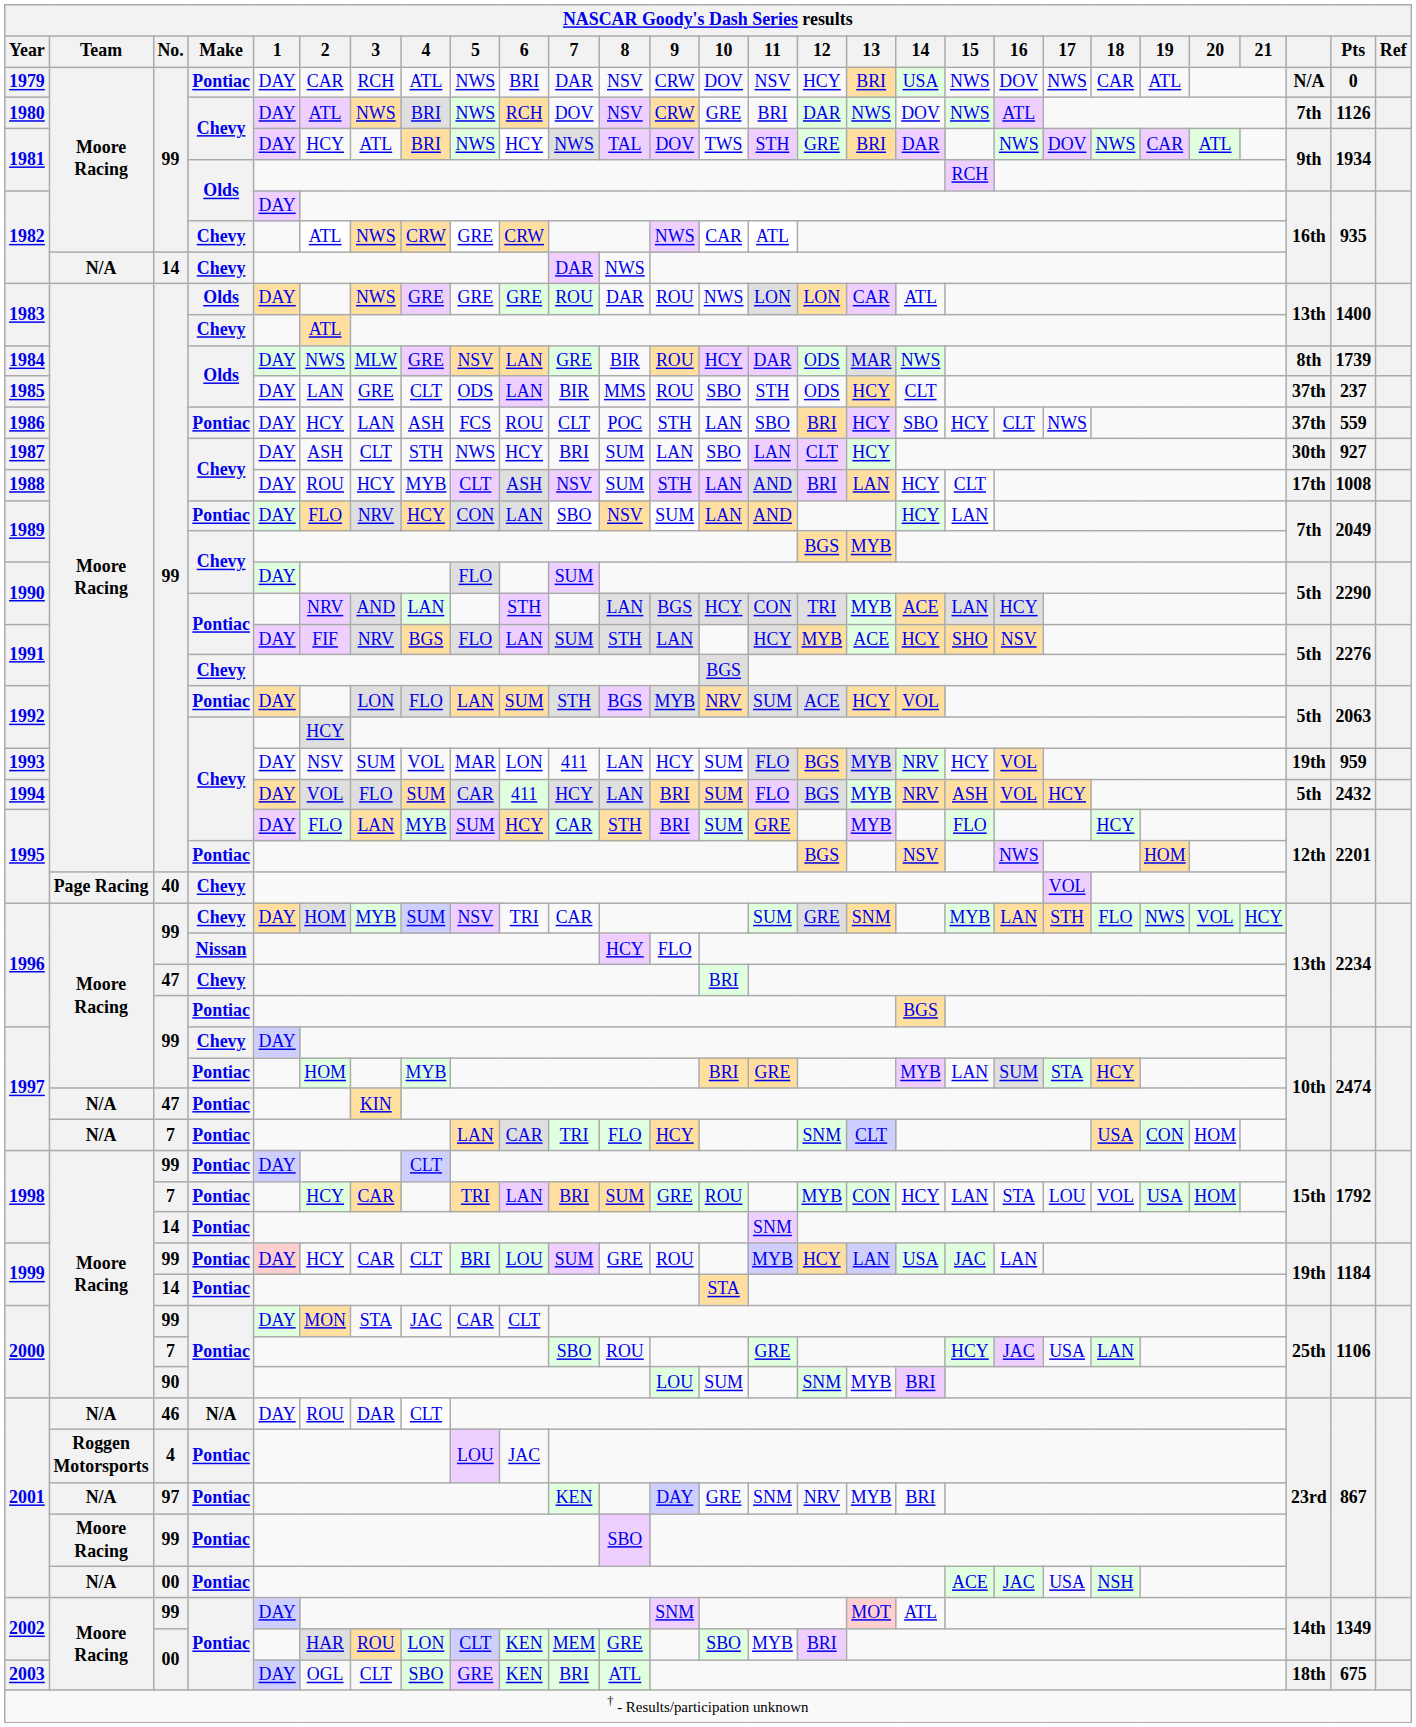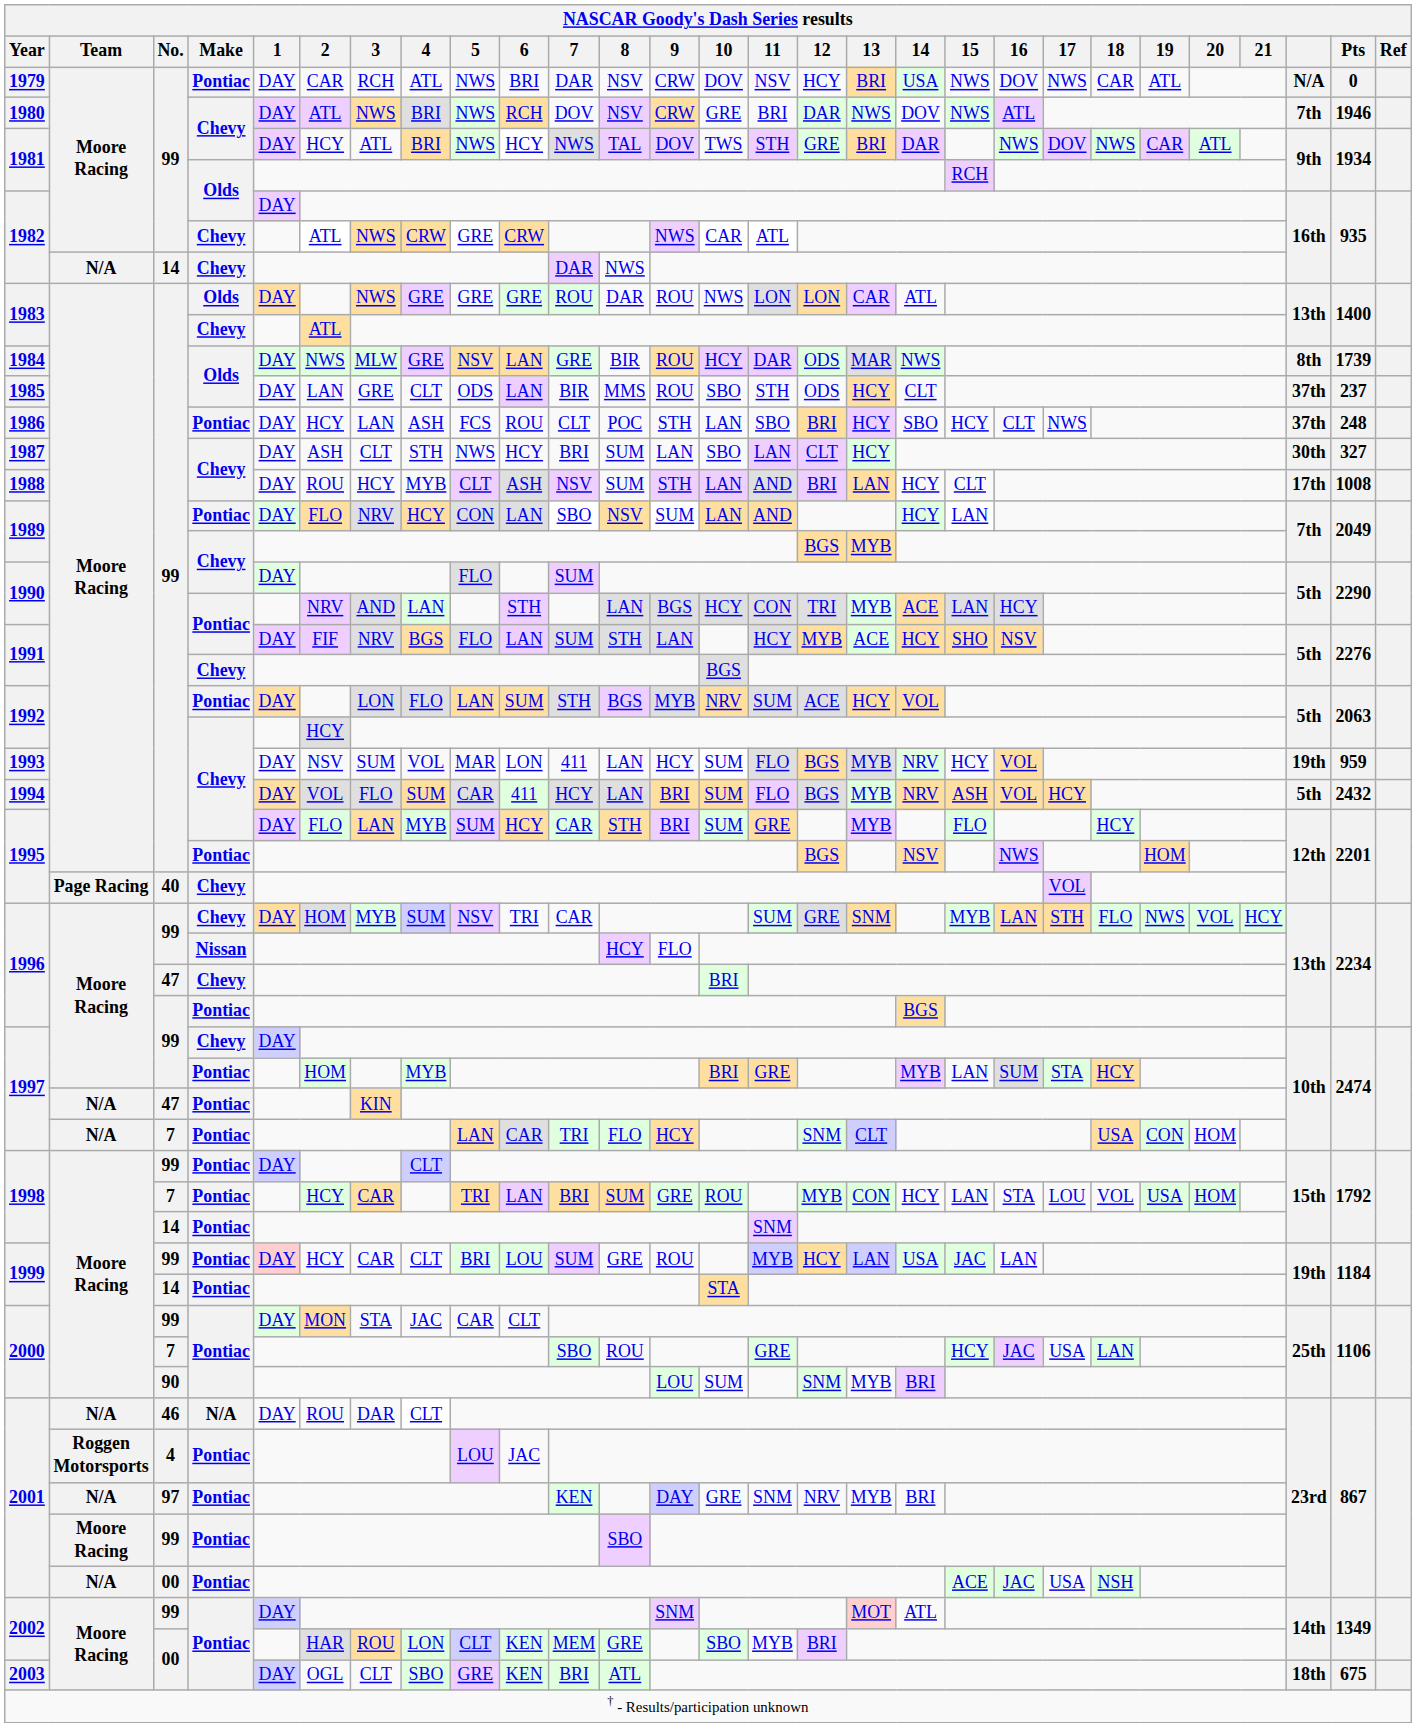(1353, 112) 1126 -> (1353, 112) 1946
(1353, 422) 559 -> (1353, 422) 248
(1353, 453) 927 -> (1353, 453) 327
